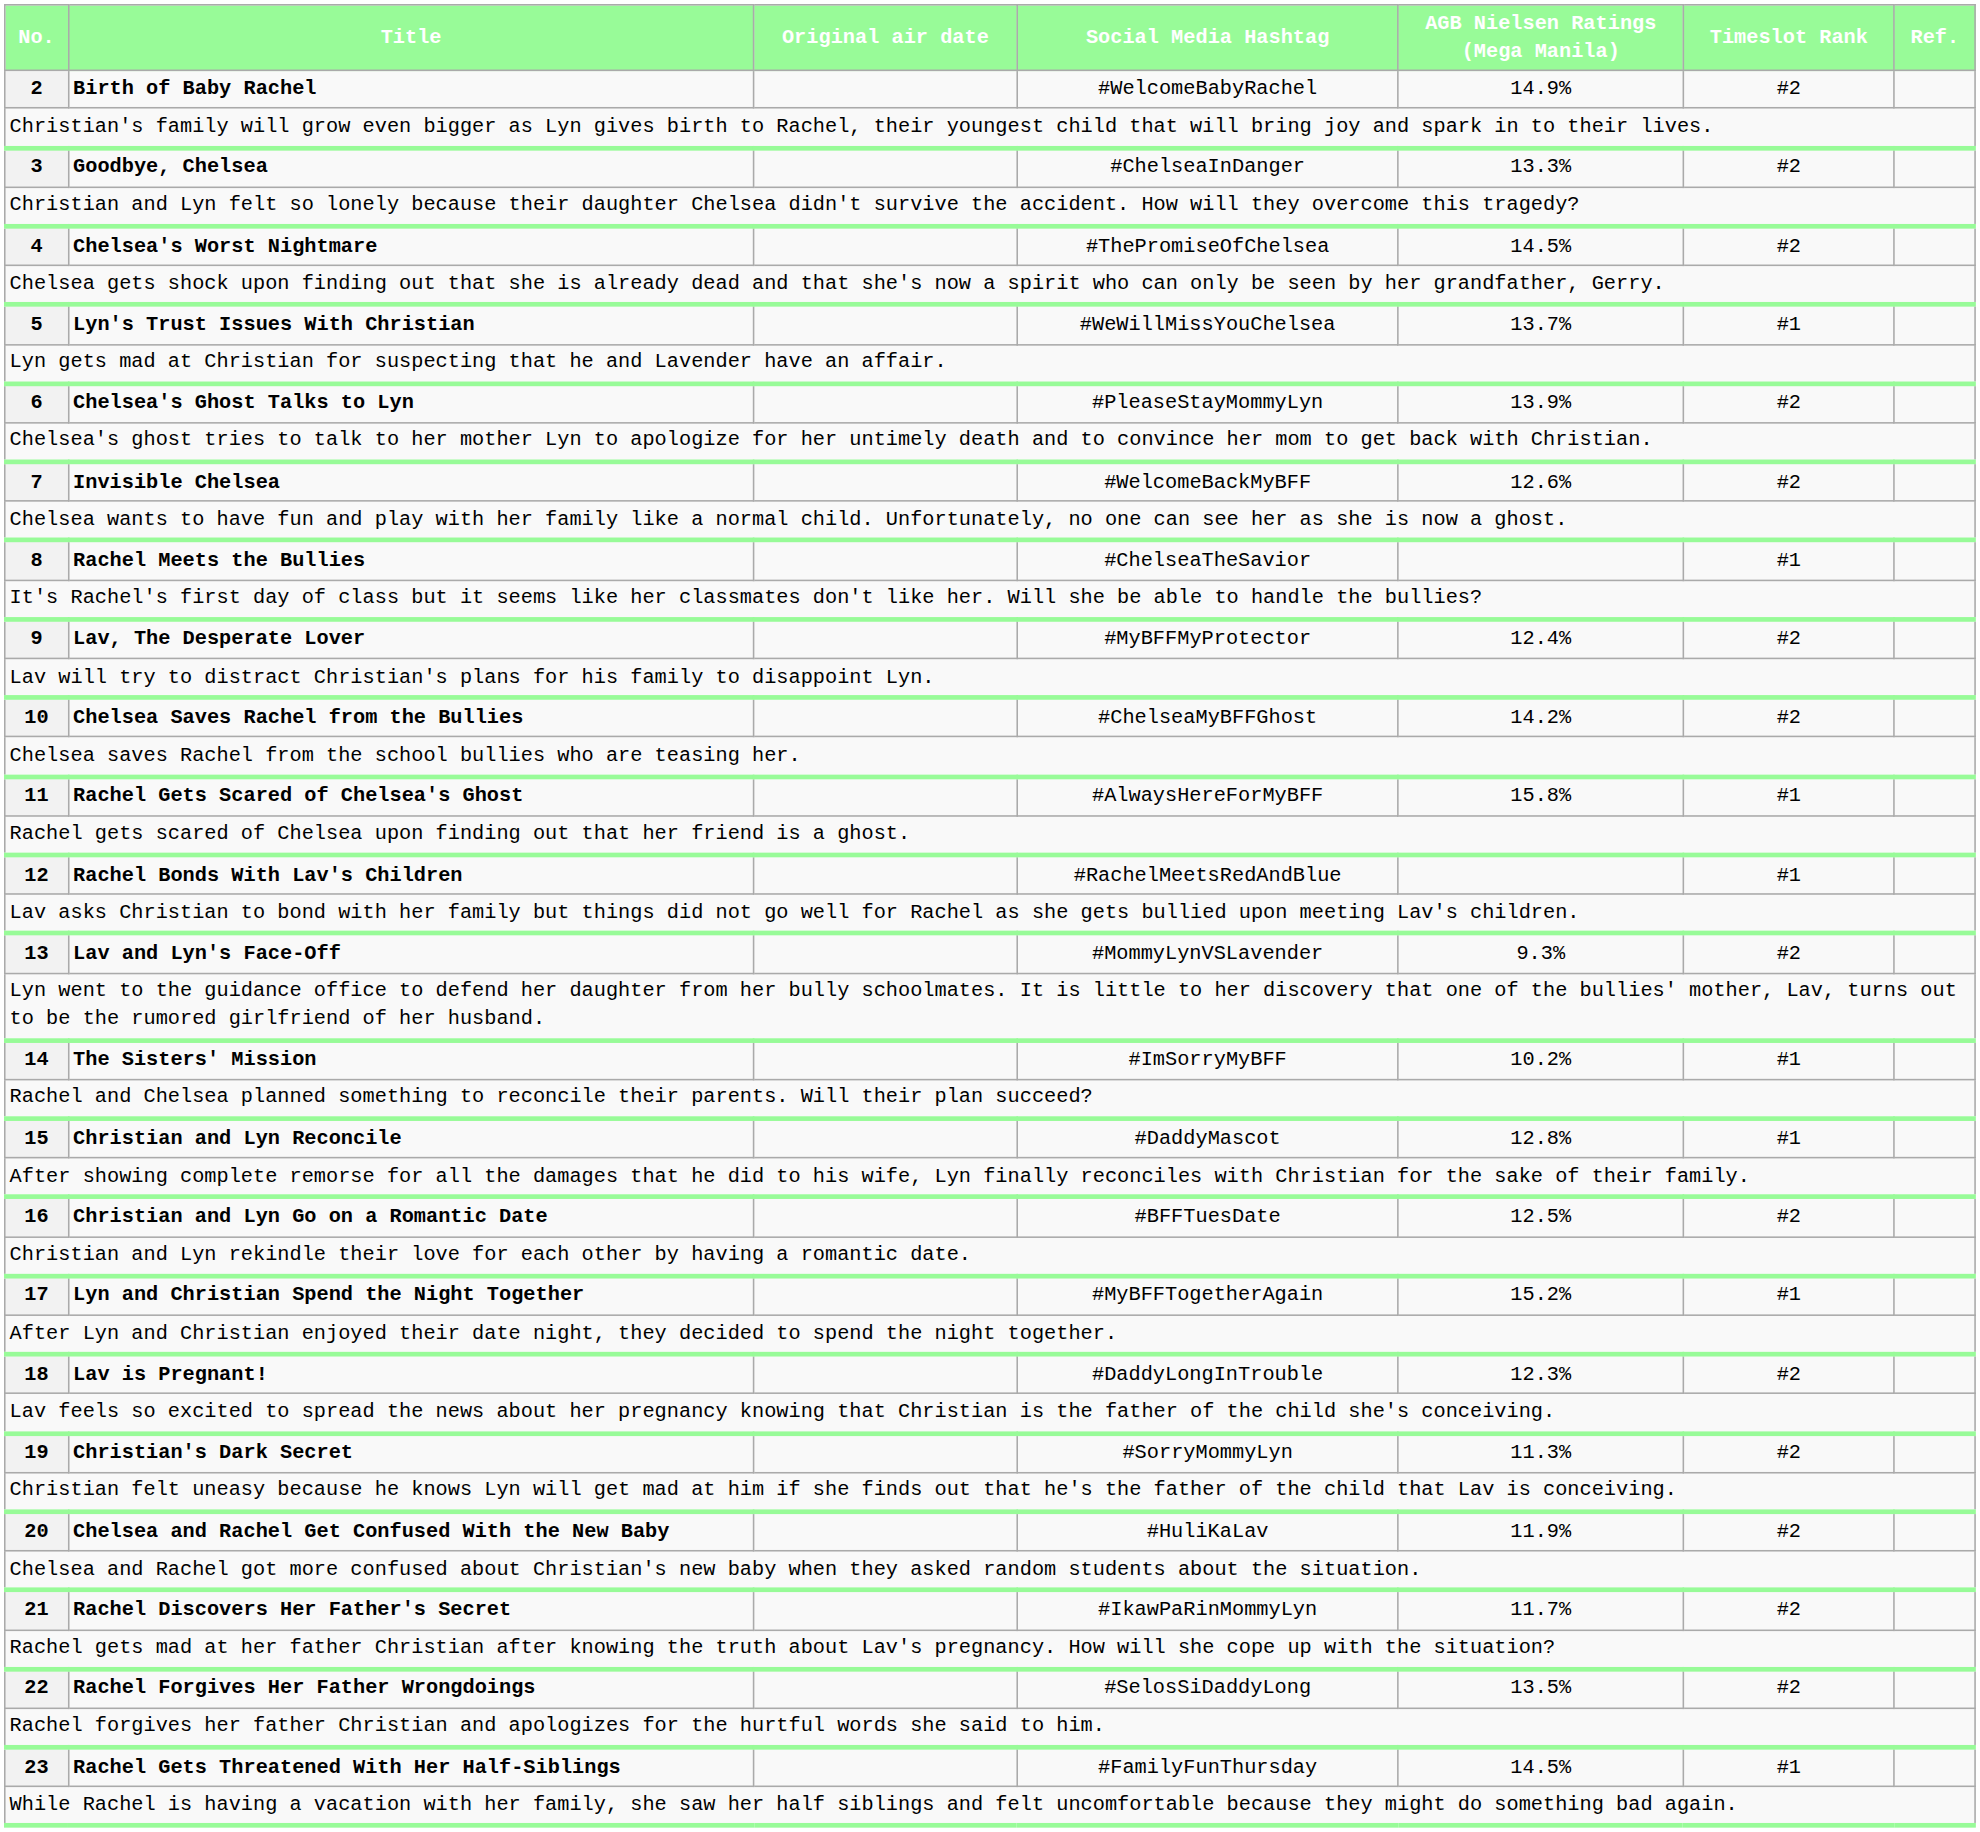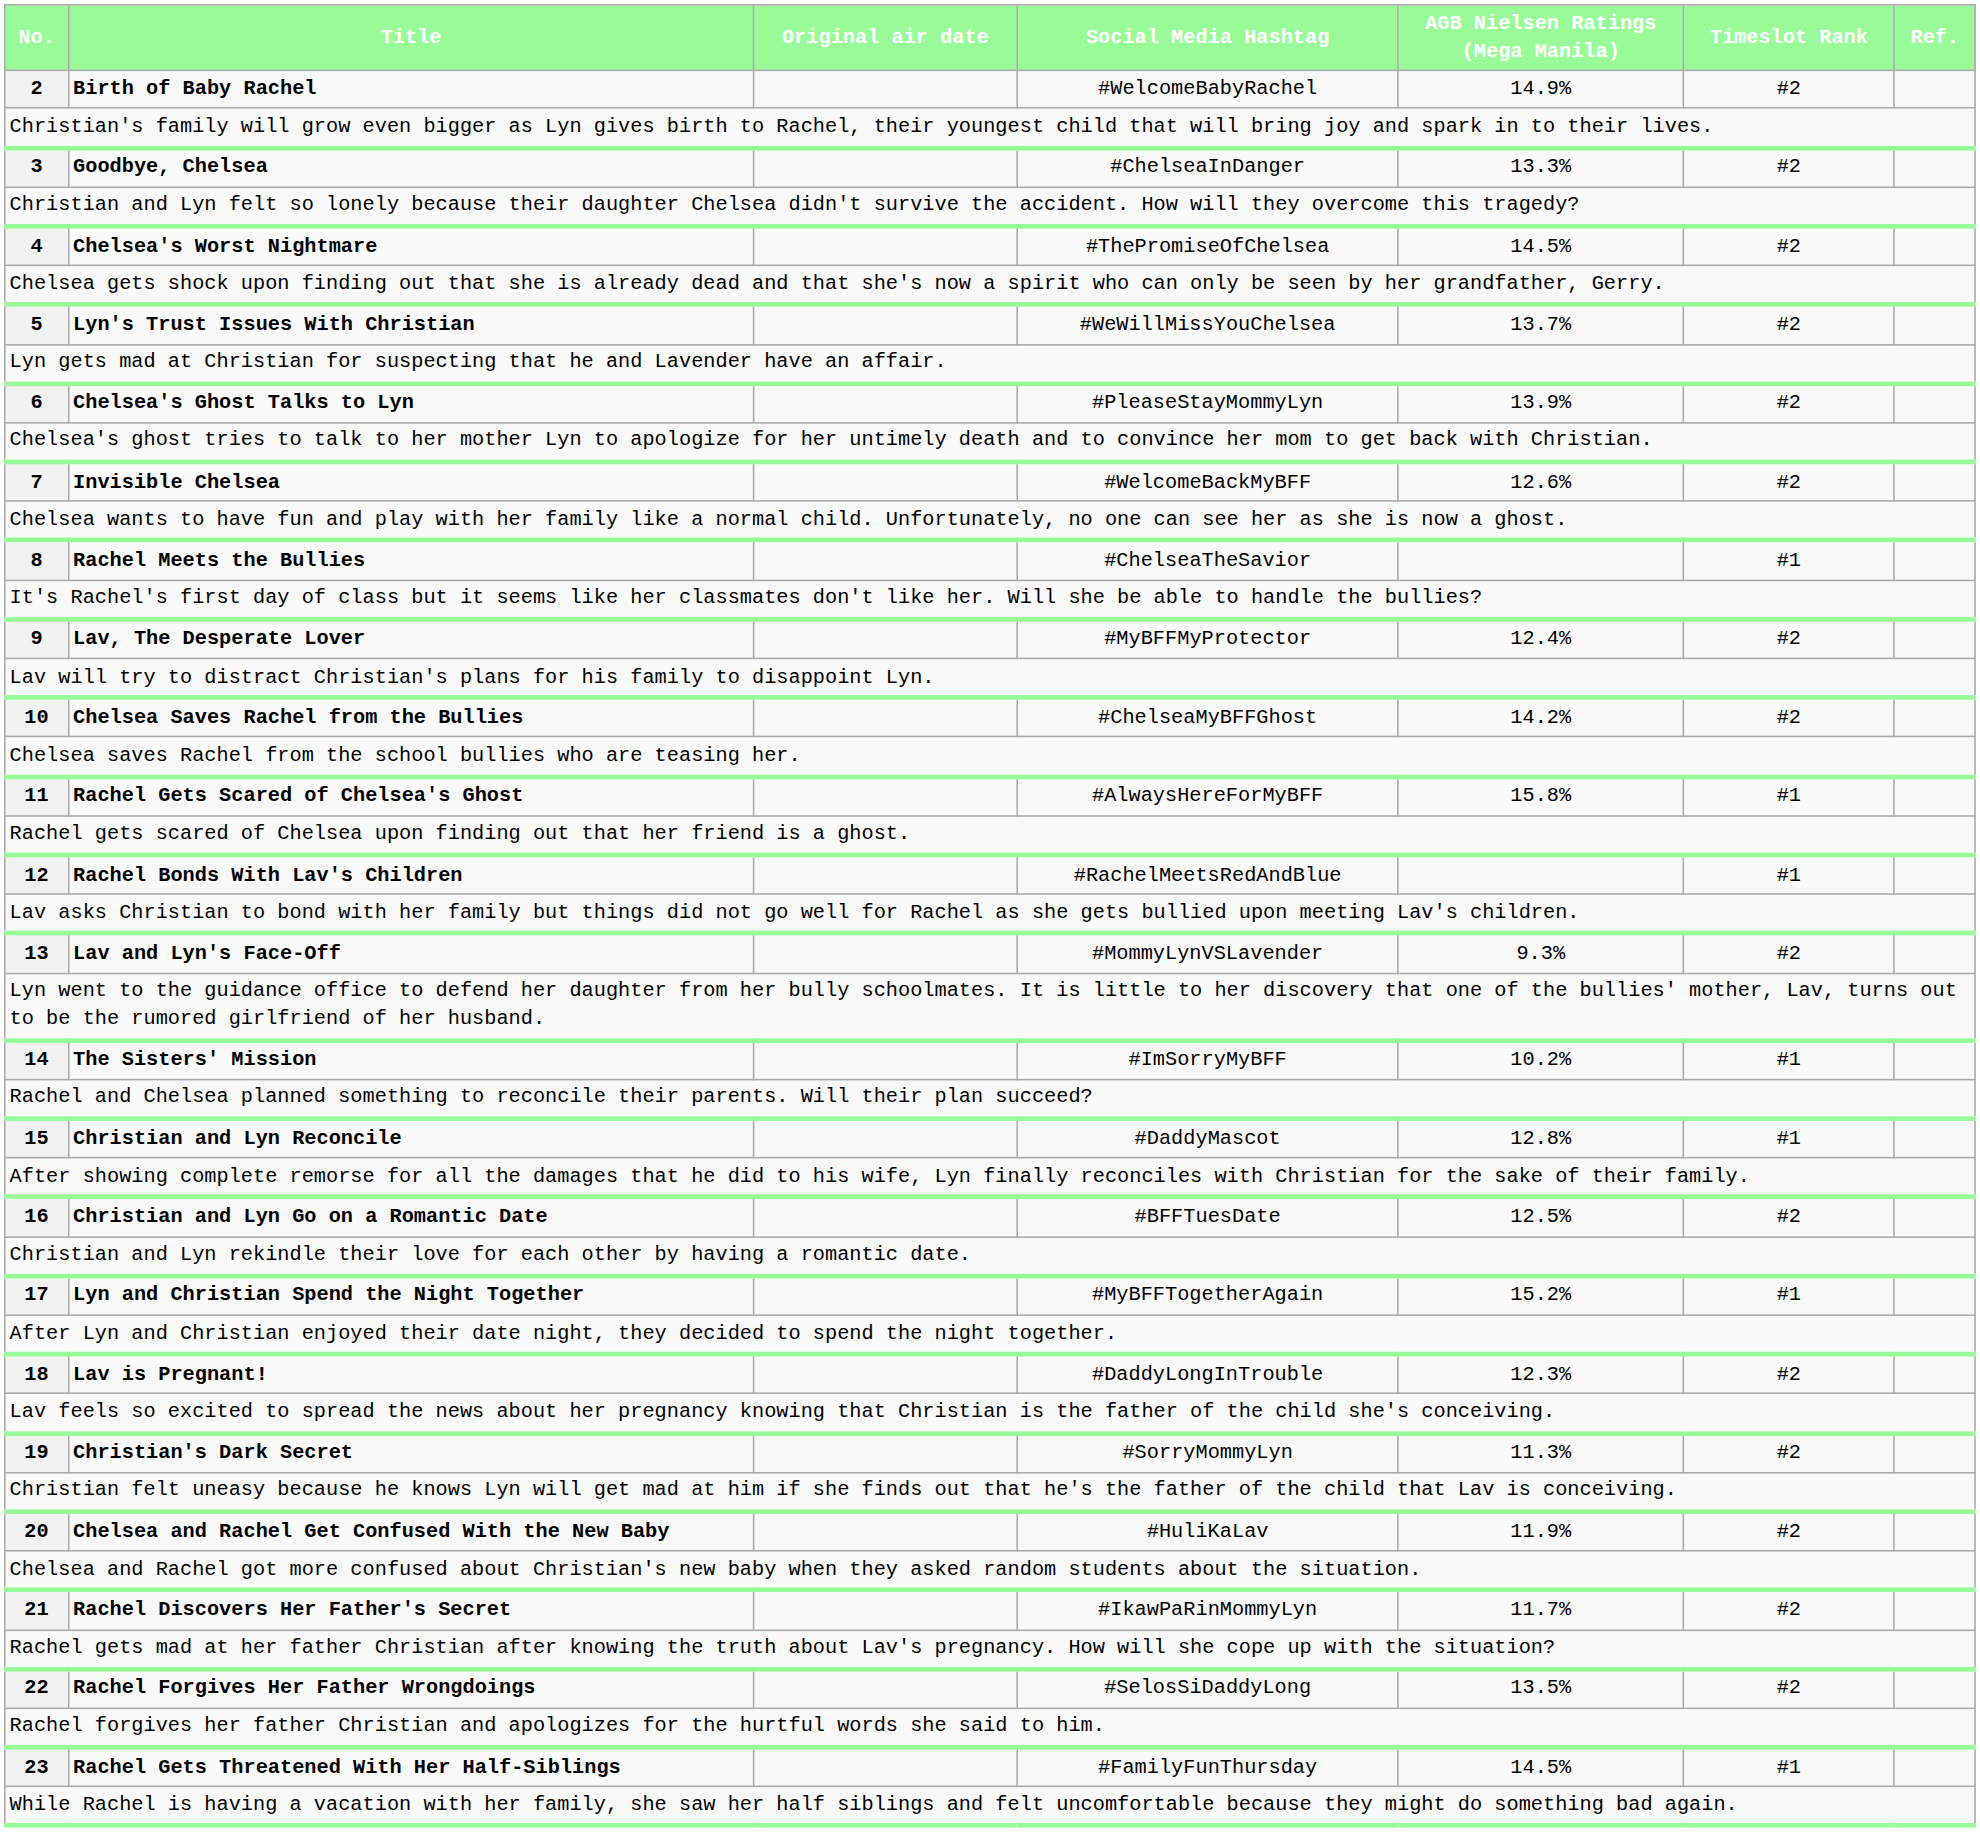(1789, 324) #1 -> (1789, 324) #2
